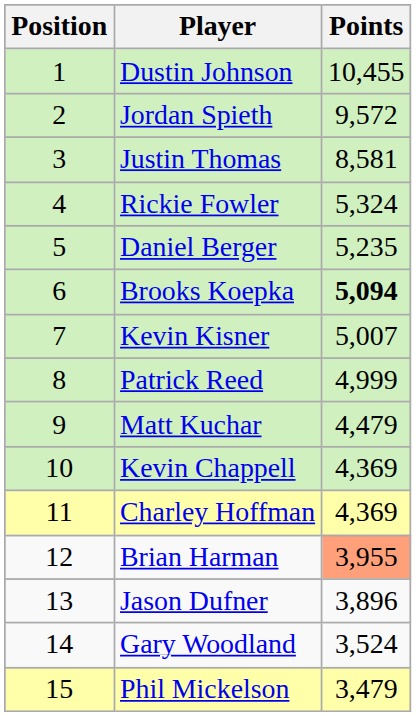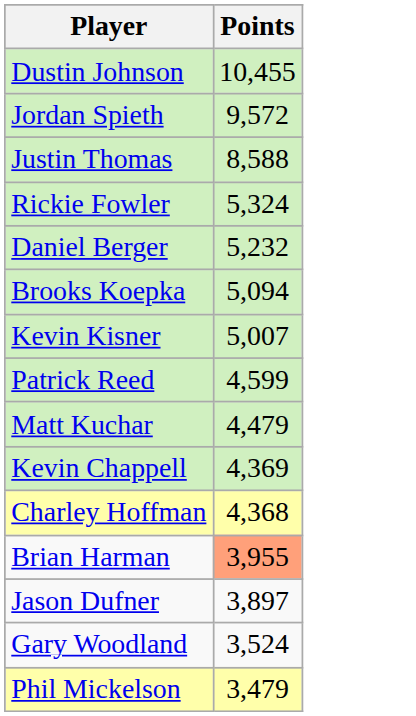- column: (59, 26)
(366, 159) 8,581 -> (257, 159) 8,588
(366, 247) 5,235 -> (257, 247) 5,232
(366, 291) bold -> (257, 291) normal
(366, 379) 4,999 -> (257, 379) 4,599
(366, 512) 4,369 -> (257, 512) 4,368
(366, 600) 3,896 -> (257, 600) 3,897
